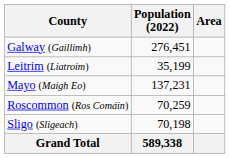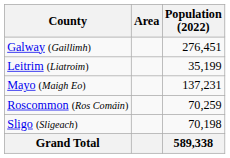columns swapped: (162, 20) <-> (209, 20)
